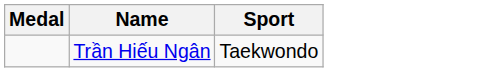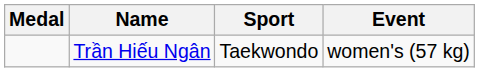+ column: (399, 19)
